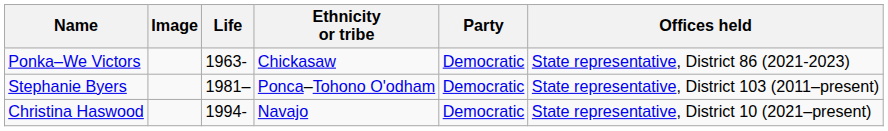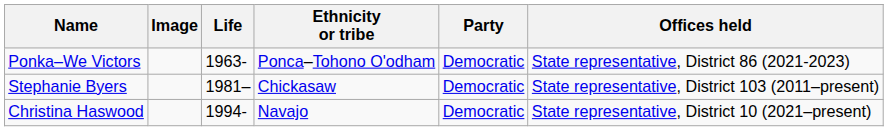(297, 61) Chickasaw -> (347, 61) Ponca–Tohono O'odham
(347, 86) Ponca–Tohono O'odham -> (297, 86) Chickasaw
